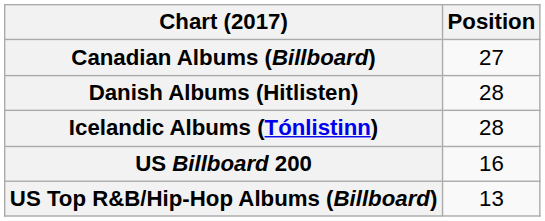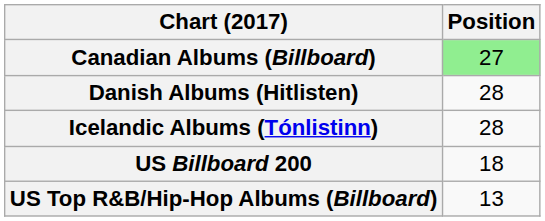(491, 57) no background -> (491, 57) lightgreen background
(491, 163) 16 -> (491, 163) 18
